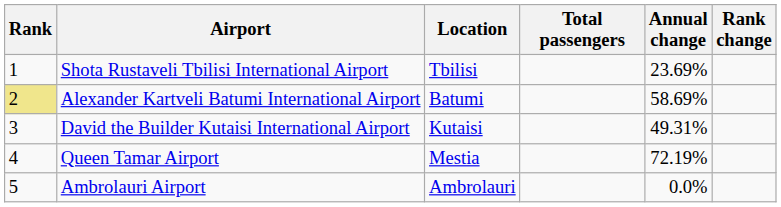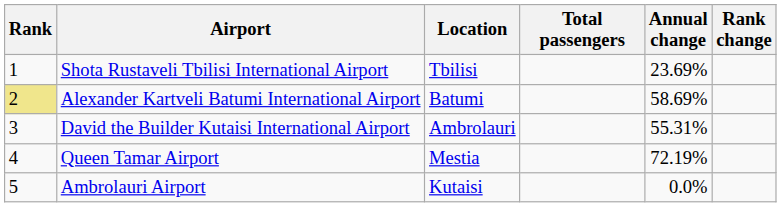(456, 128) Kutaisi -> (472, 128) Ambrolauri
(679, 128) 49.31% -> (679, 128) 55.31%
(472, 187) Ambrolauri -> (456, 187) Kutaisi
